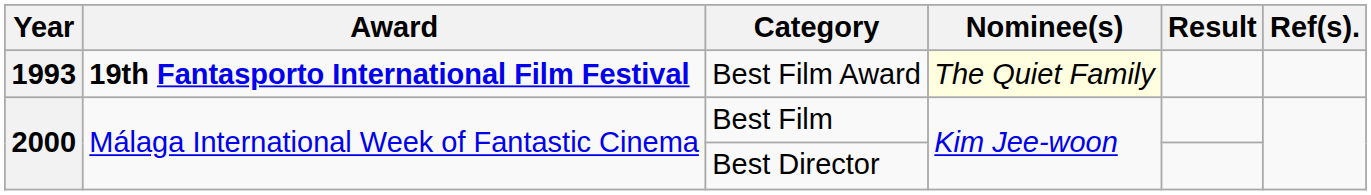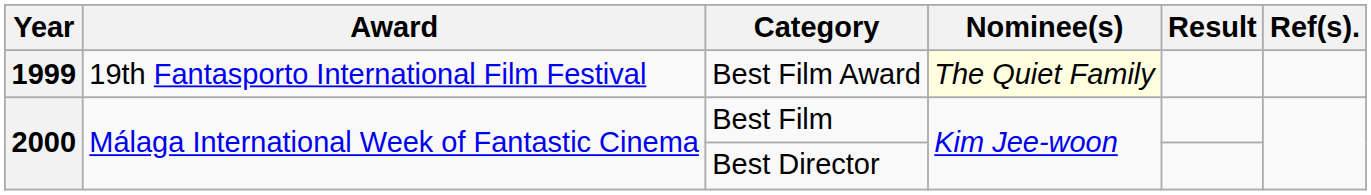(44, 73) 1993 -> (44, 73) 1999
(389, 73) bold -> (368, 73) normal
